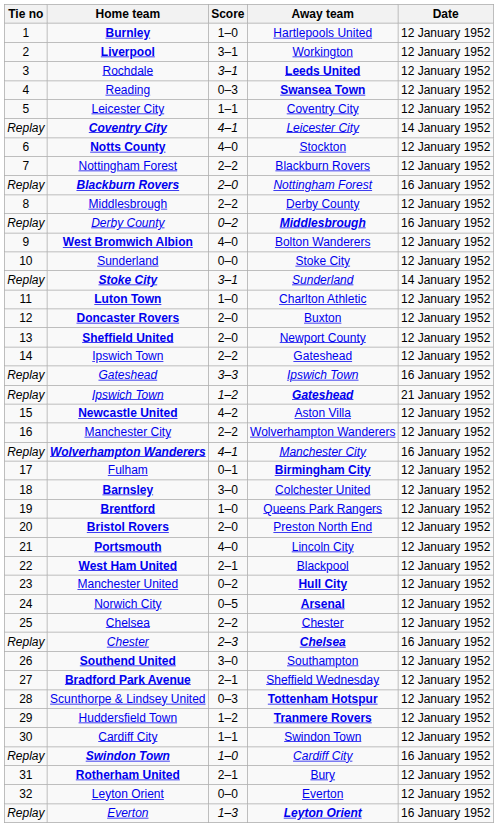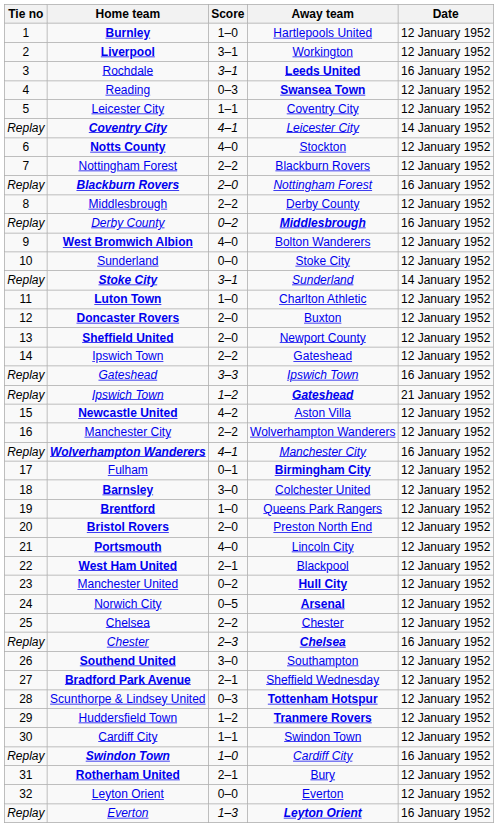(446, 71) 12 January 1952 -> (446, 71) 16 January 1952
